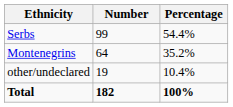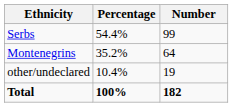columns swapped: (126, 14) <-> (194, 14)
